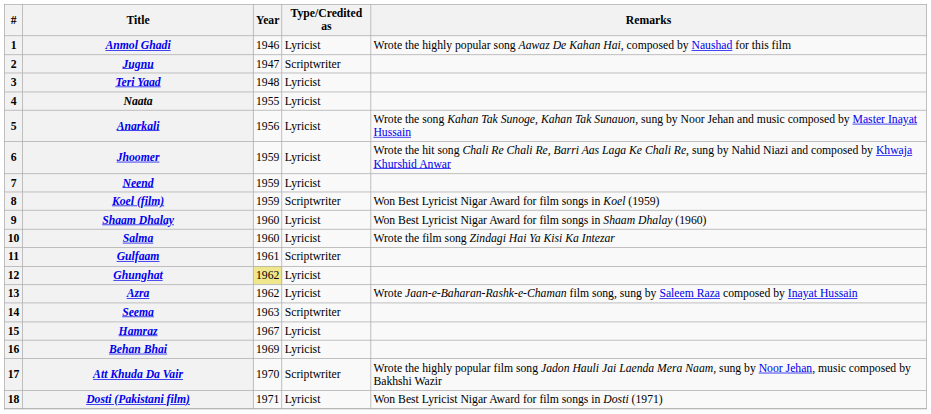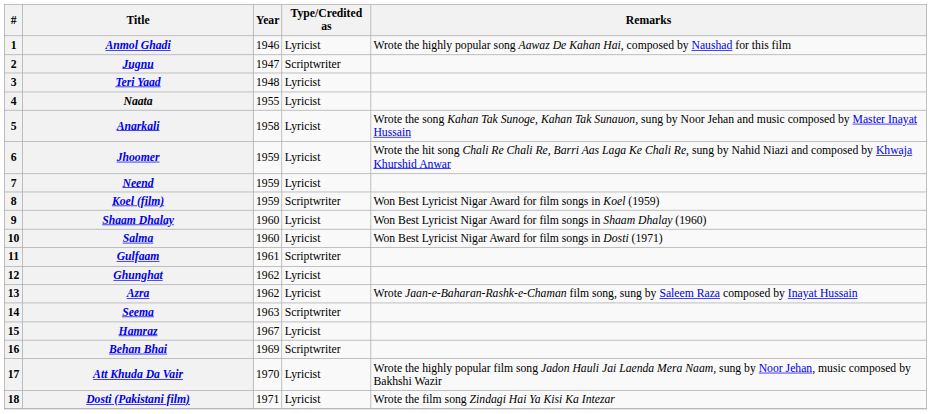(268, 126) 1956 -> (268, 126) 1958
(494, 238) Wrote the film song Zindagi Hai Ya Kisi Ka Intezar -> (518, 238) Won Best Lyricist Nigar Award for film songs in Dosti (1971)
(268, 275) khaki background -> (268, 275) no background
(303, 349) Lyricist -> (313, 349) Scriptwriter
(313, 374) Scriptwriter -> (303, 374) Lyricist
(518, 399) Won Best Lyricist Nigar Award for film songs in Dosti (1971) -> (494, 399) Wrote the film song Zindagi Hai Ya Kisi Ka Intezar
